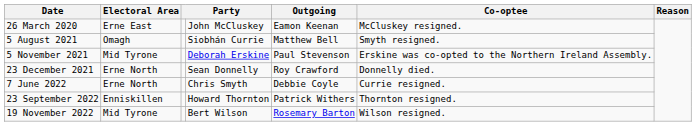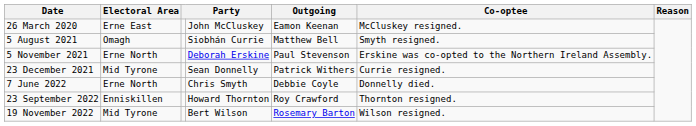(130, 56) Mid Tyrone -> (130, 56) Erne North
(130, 70) Erne North -> (130, 70) Mid Tyrone
(306, 70) Roy Crawford -> (314, 70) Patrick Withers
(397, 70) Donnelly died. -> (403, 70) Currie resigned.
(403, 85) Currie resigned. -> (397, 85) Donnelly died.
(314, 99) Patrick Withers -> (306, 99) Roy Crawford
